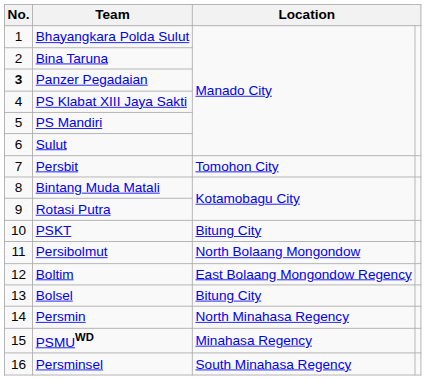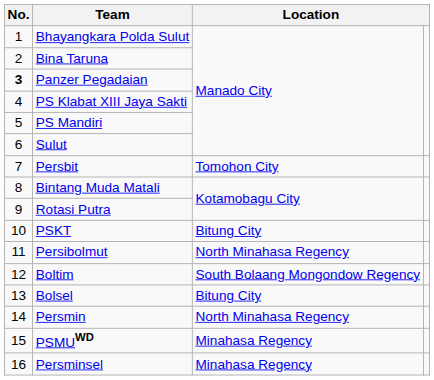(278, 252) North Bolaang Mongondow -> (272, 252) North Minahasa Regency
(304, 274) East Bolaang Mongondow Regency -> (308, 274) South Bolaang Mongondow Regency
(273, 364) South Minahasa Regency -> (254, 364) Minahasa Regency
